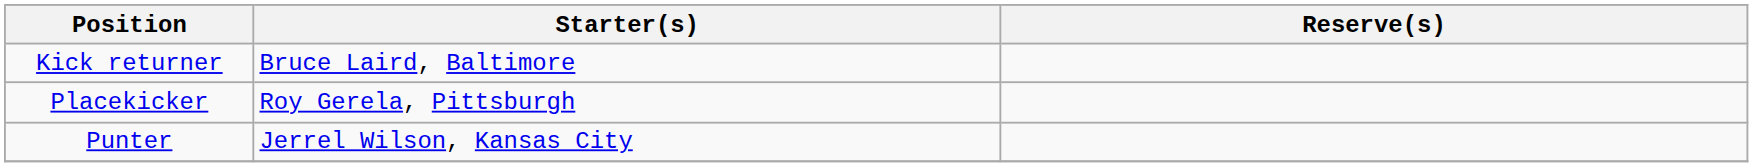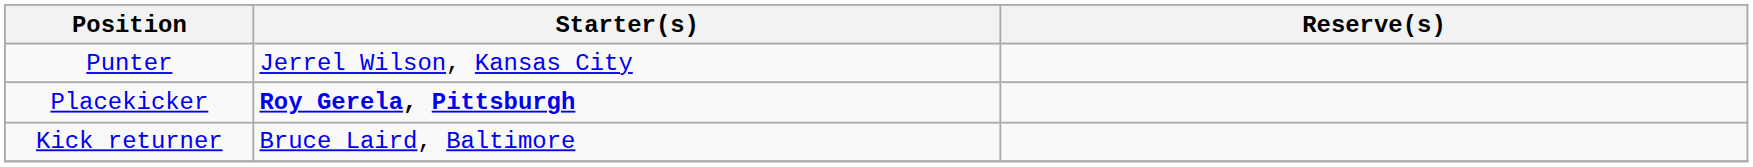rows swapped: (129, 141) <-> (129, 63)
(417, 102) normal -> (417, 102) bold
